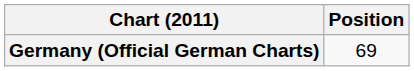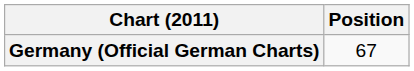(366, 50) 69 -> (366, 50) 67
